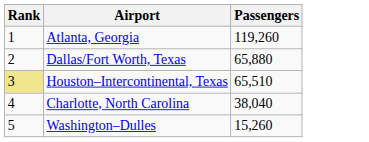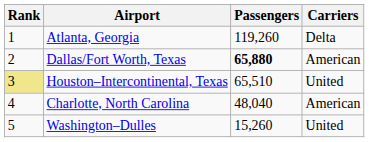+ column: (333, 15)
(253, 59) normal -> (253, 59) bold
(253, 103) 38,040 -> (253, 103) 48,040
